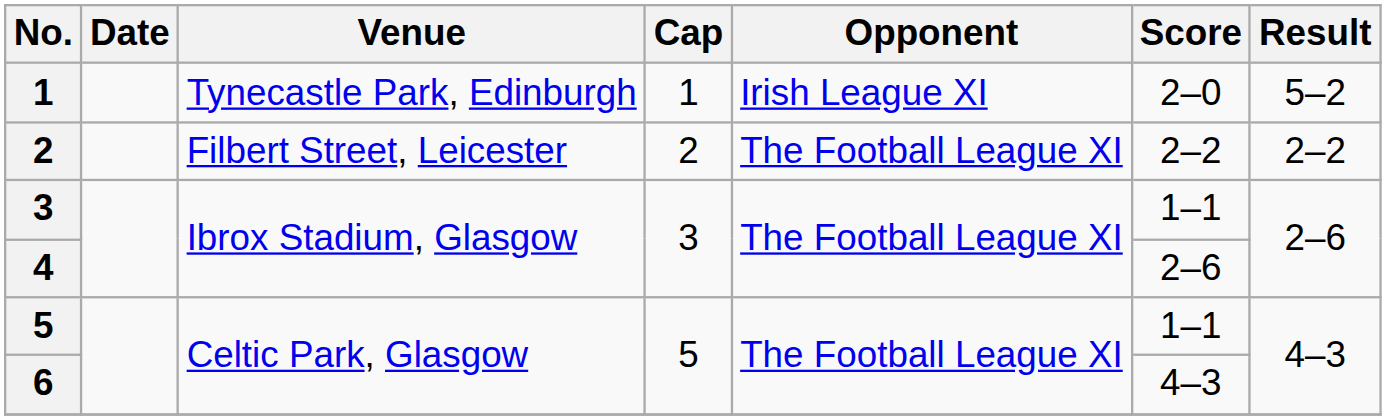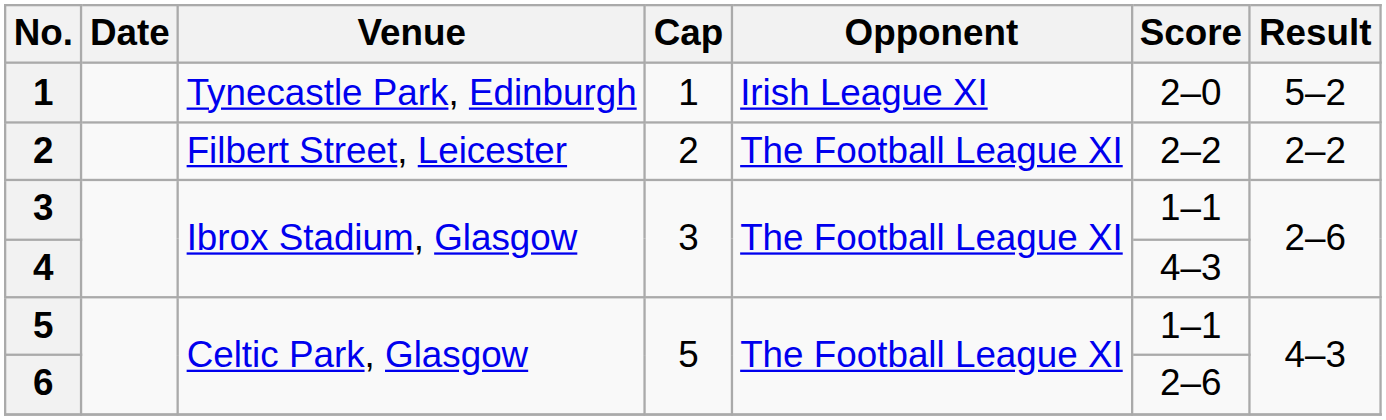(1191, 267) 2–6 -> (1191, 267) 4–3
(1191, 383) 4–3 -> (1191, 383) 2–6
